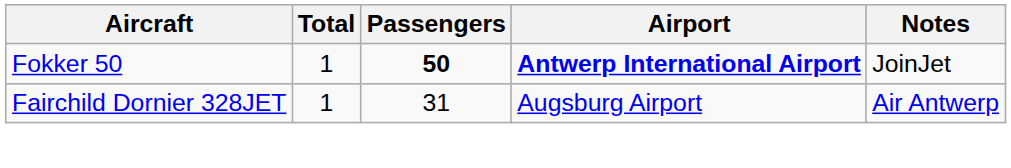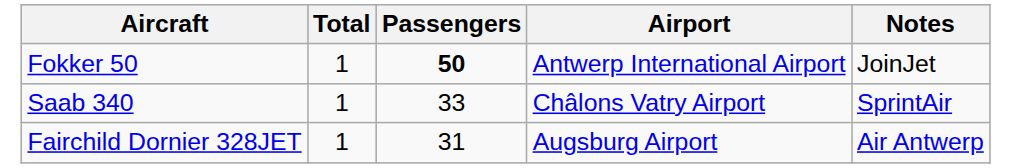(689, 63) bold -> (689, 63) normal
+ row: (81, 102)
